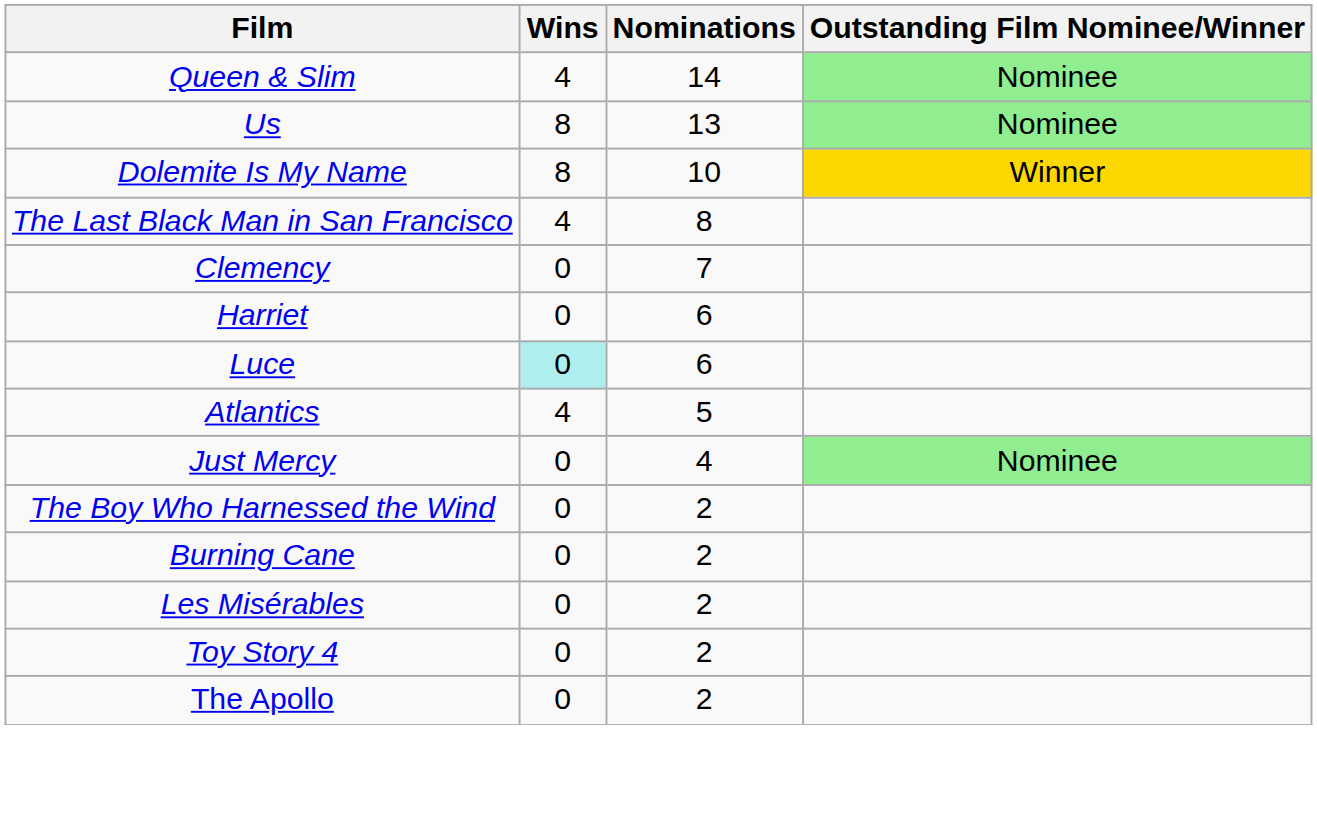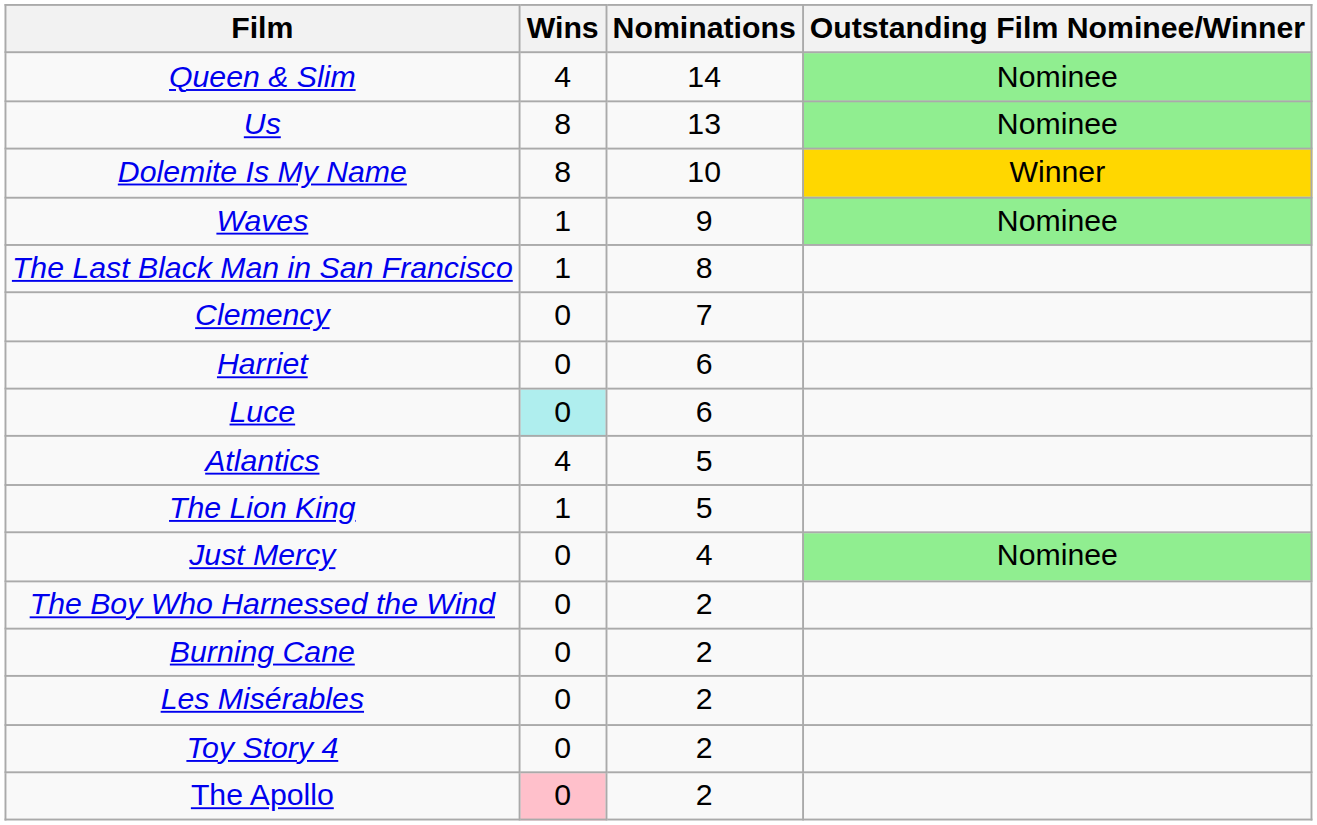+ row: (262, 220)
(563, 220) 4 -> (563, 268) 1
+ row: (262, 508)
(563, 699) no background -> (563, 795) pink background
